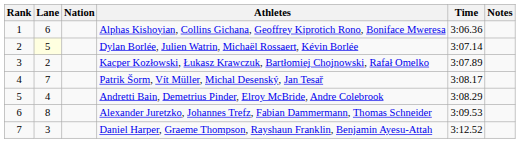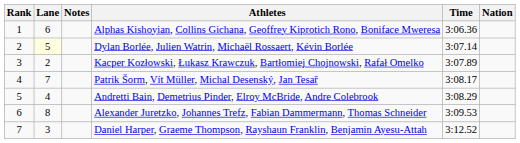columns swapped: (79, 12) <-> (500, 12)
